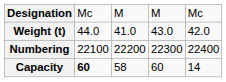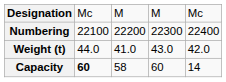rows swapped: (39, 49) <-> (39, 31)
